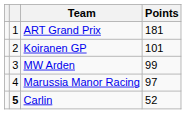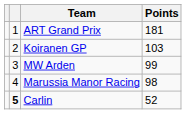(154, 47) 101 -> (154, 47) 103
(151, 82) 97 -> (151, 82) 98
